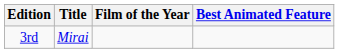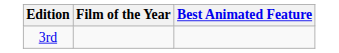- column: (73, 15)
